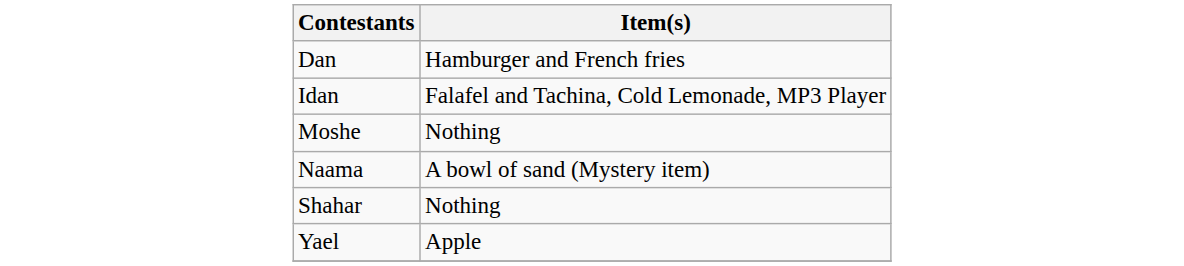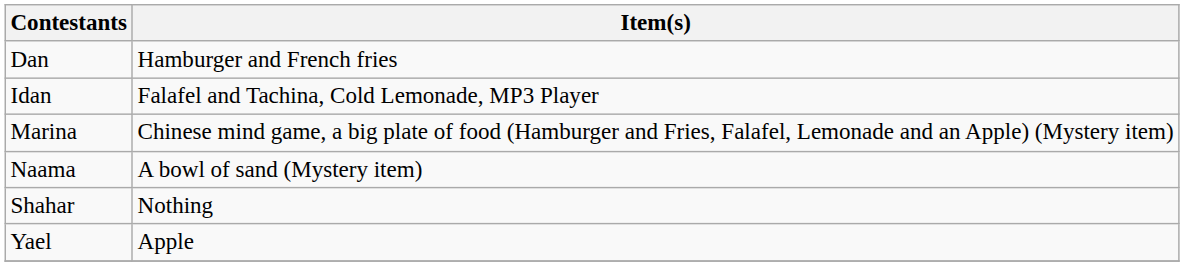+ row: (44, 132)
- row: (329, 132)
